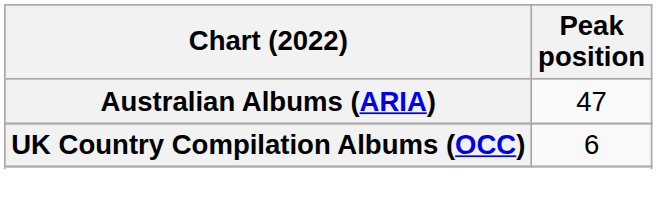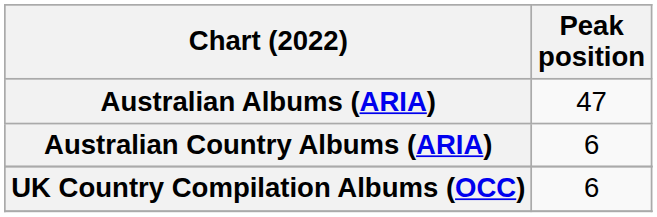+ row: (268, 144)
